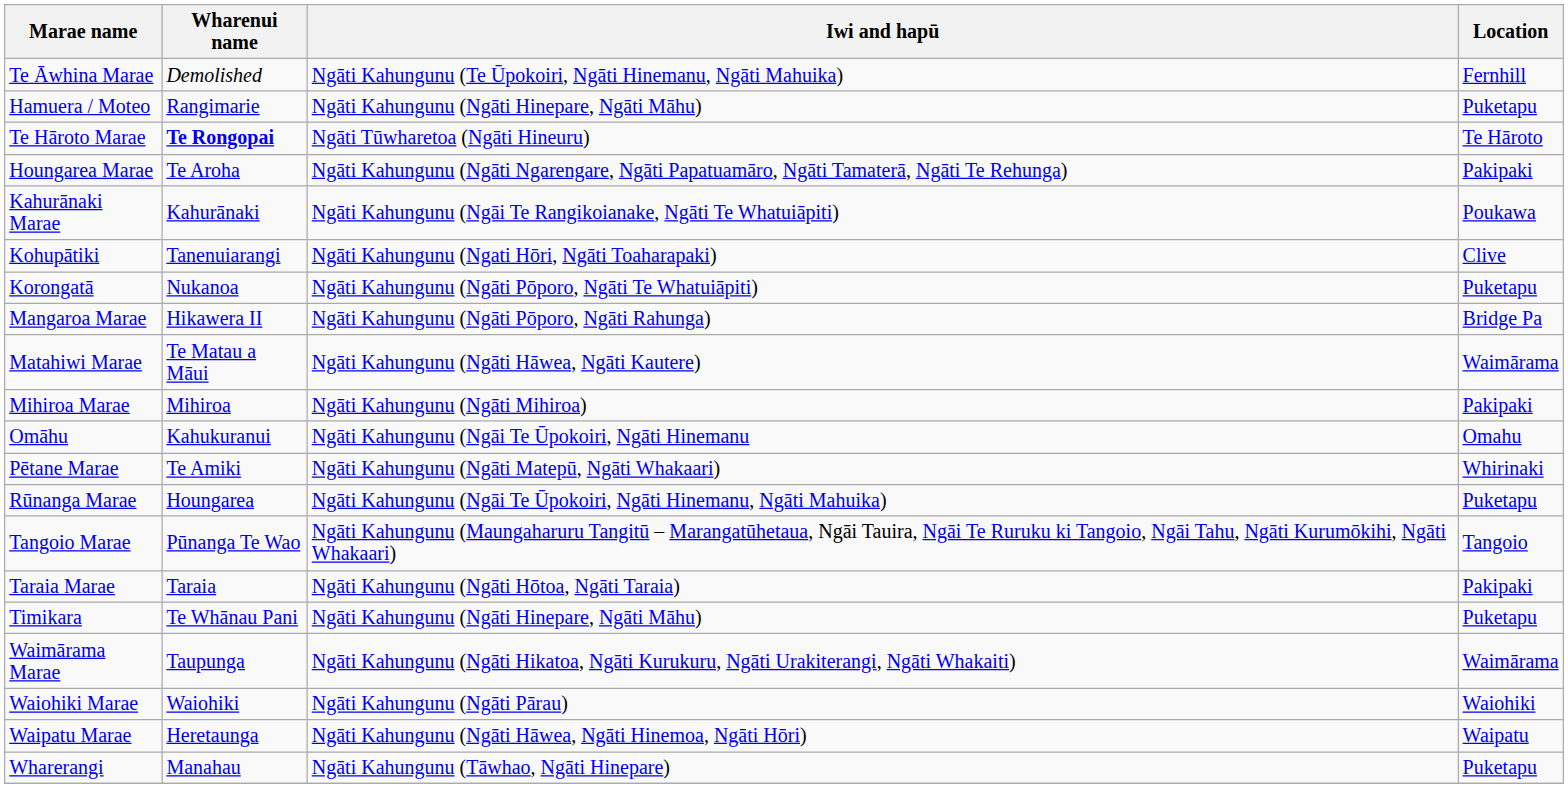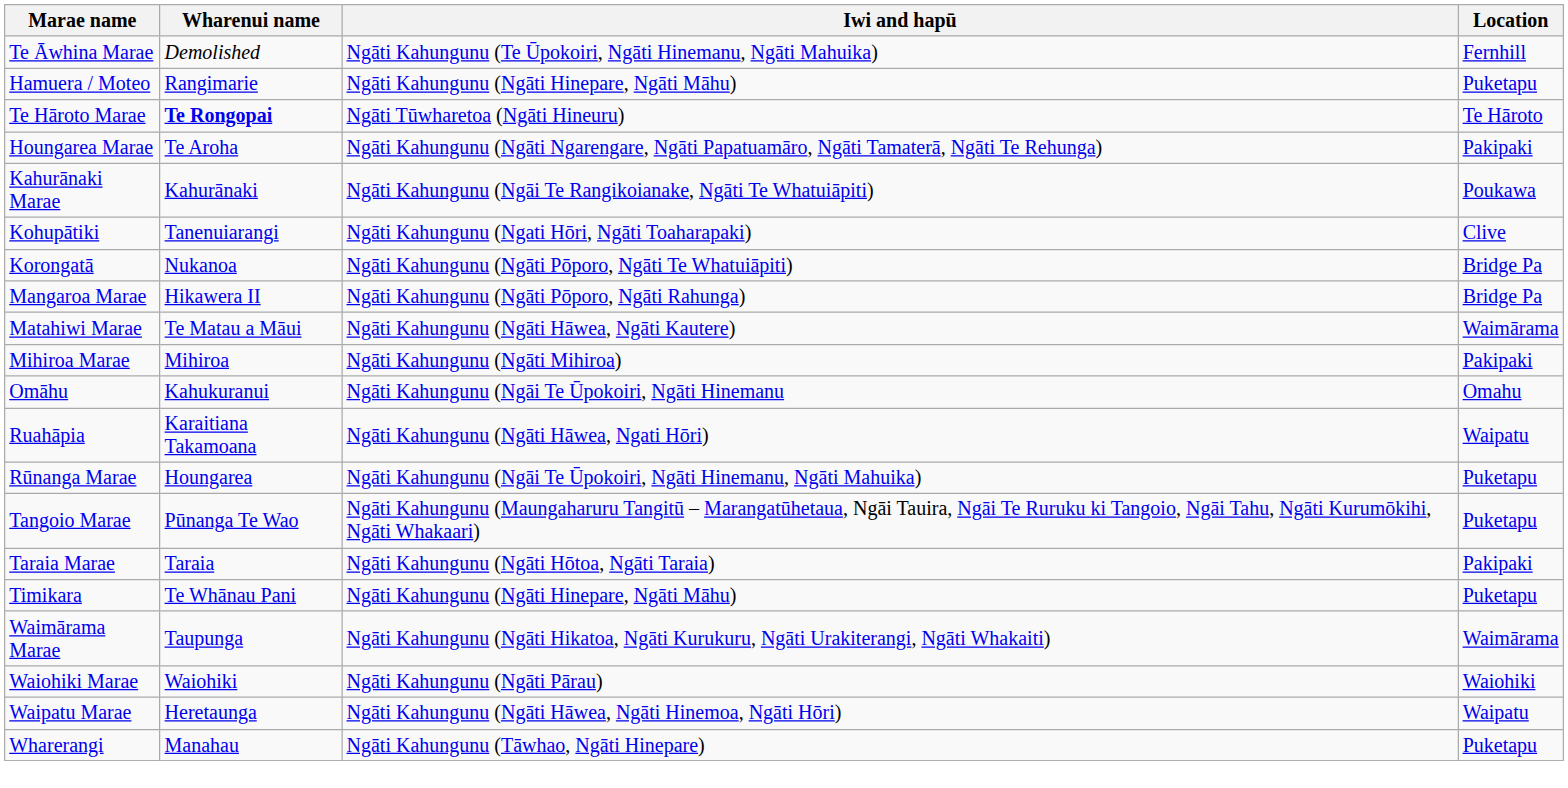(1500, 287) Puketapu -> (1502, 264) Bridge Pa
- row: (64, 468)
+ row: (47, 434)
(1495, 543) Tangoio -> (1500, 520) Puketapu
